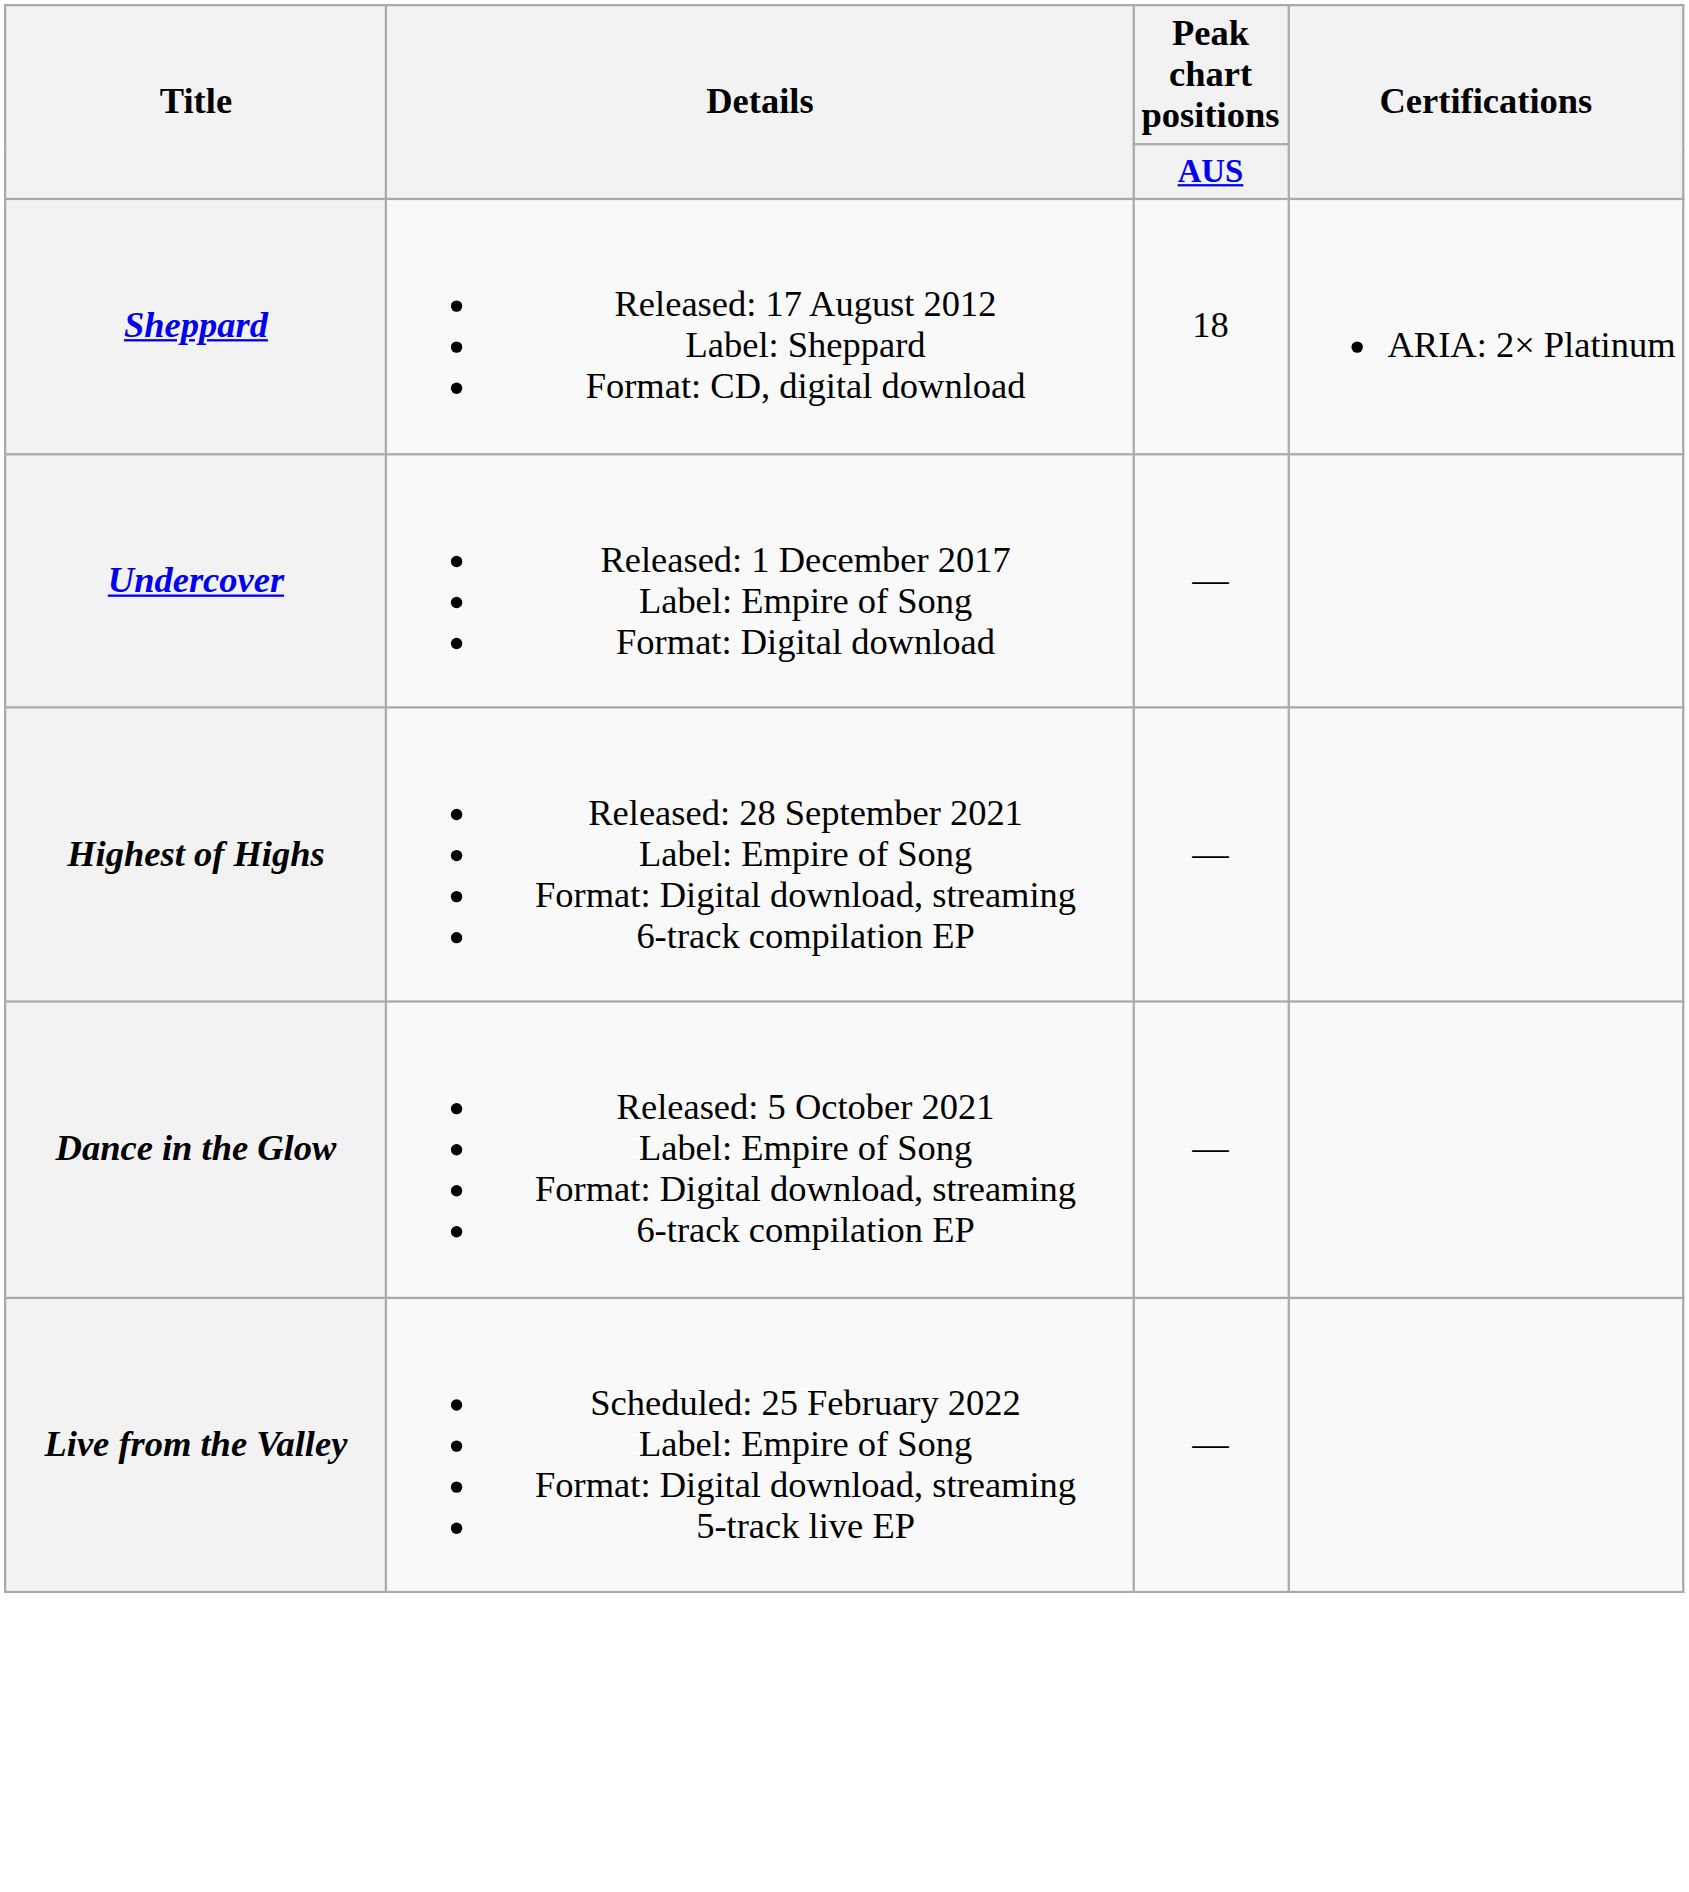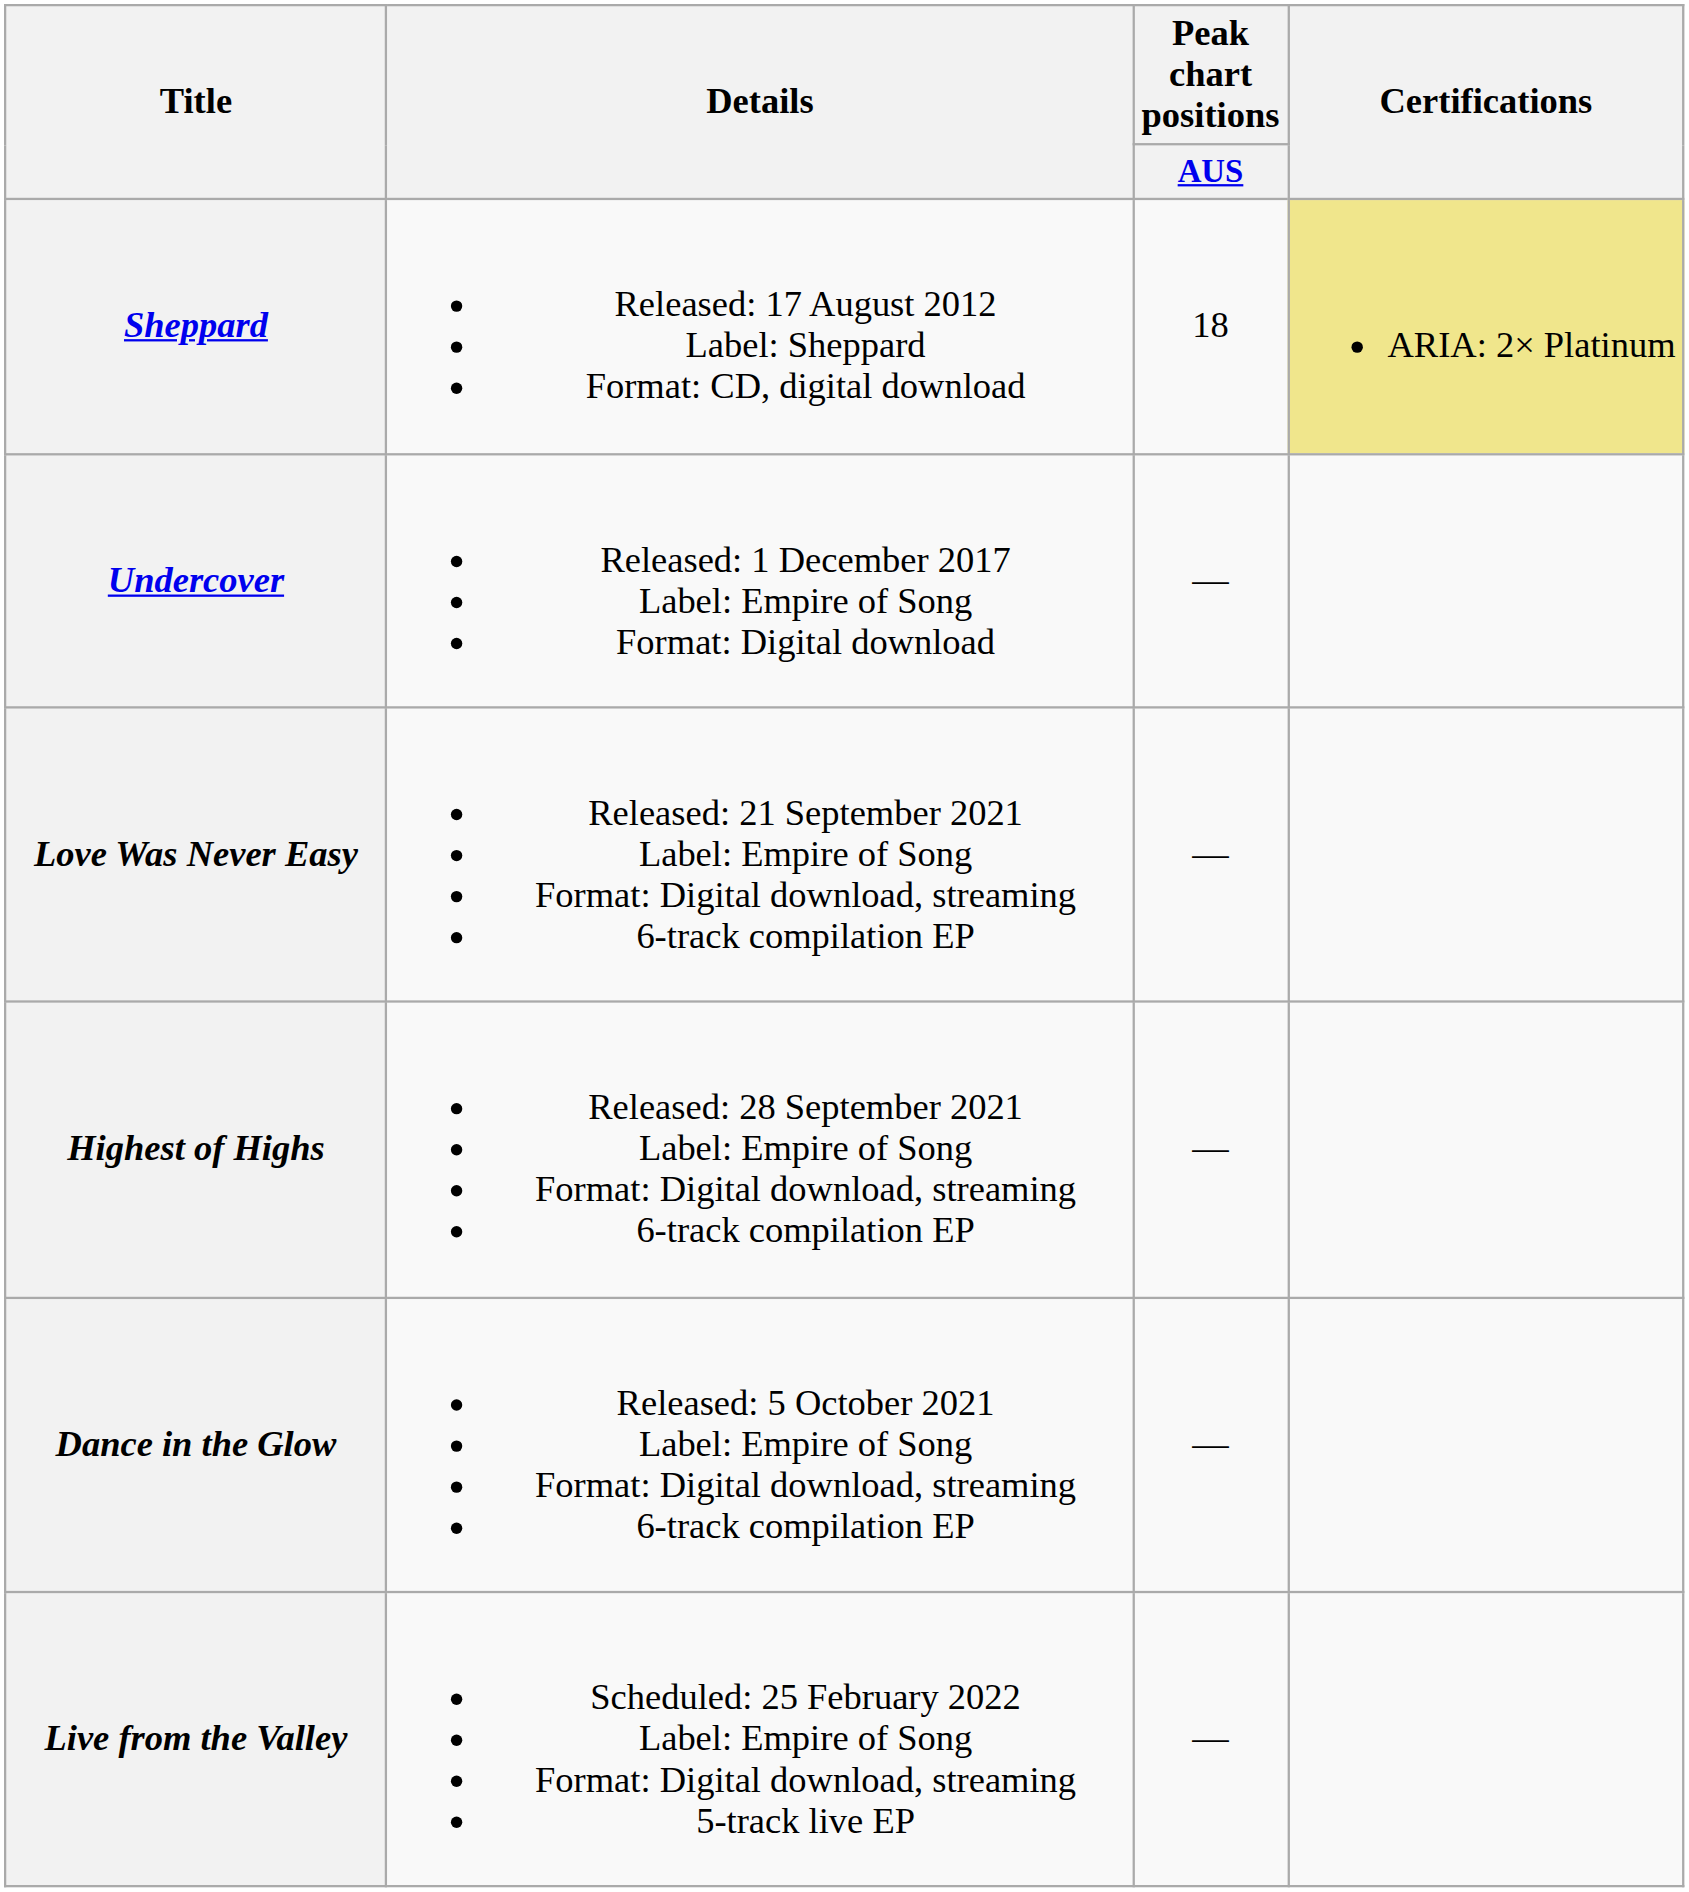(1486, 347) no background -> (1486, 347) khaki background
+ row: (196, 853)
